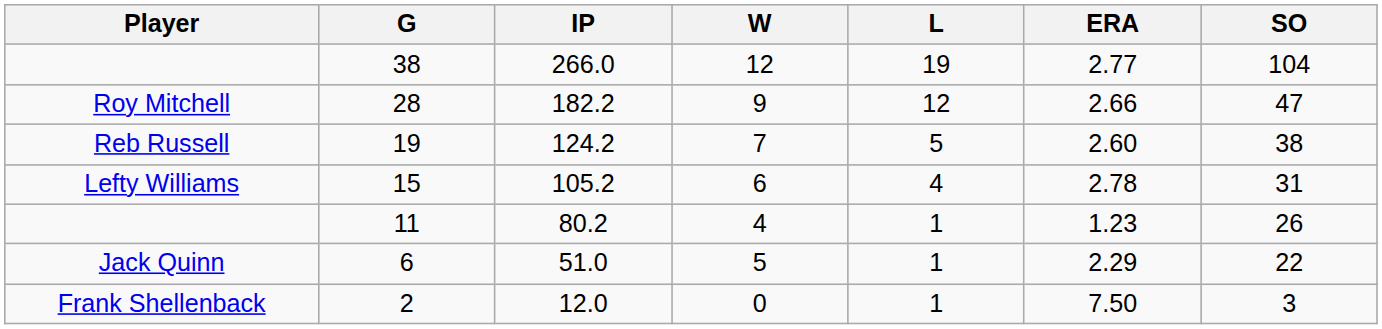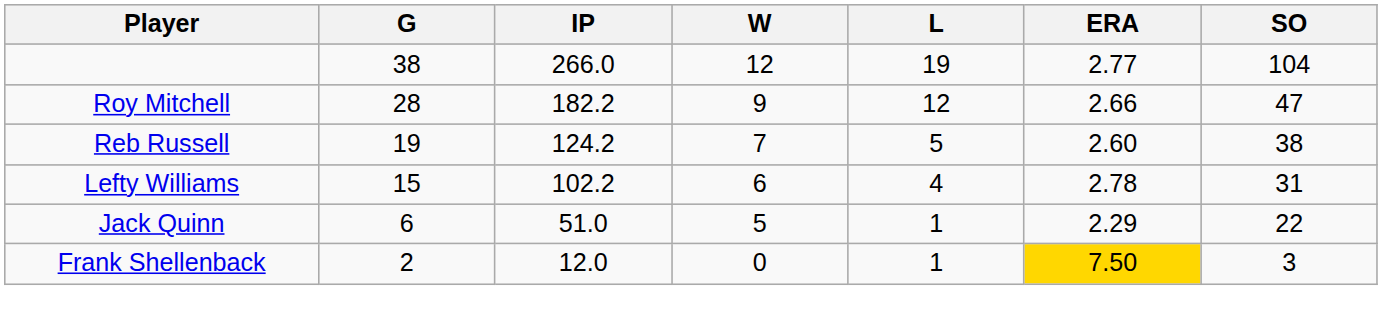(583, 183) 105.2 -> (583, 183) 102.2
- row: (407, 223)
(1113, 303) no background -> (1113, 263) gold background
